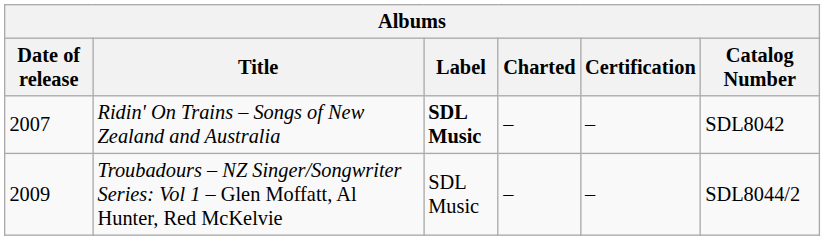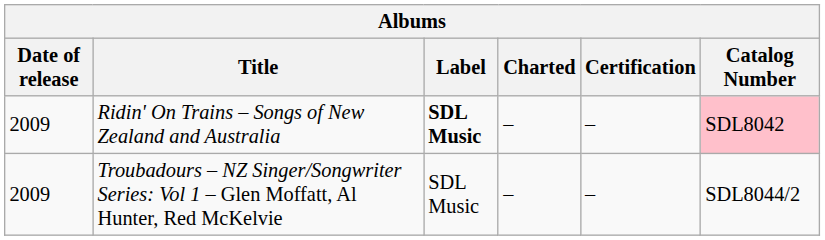(30, 124) 2007 -> (30, 124) 2009
(745, 124) no background -> (745, 124) pink background
